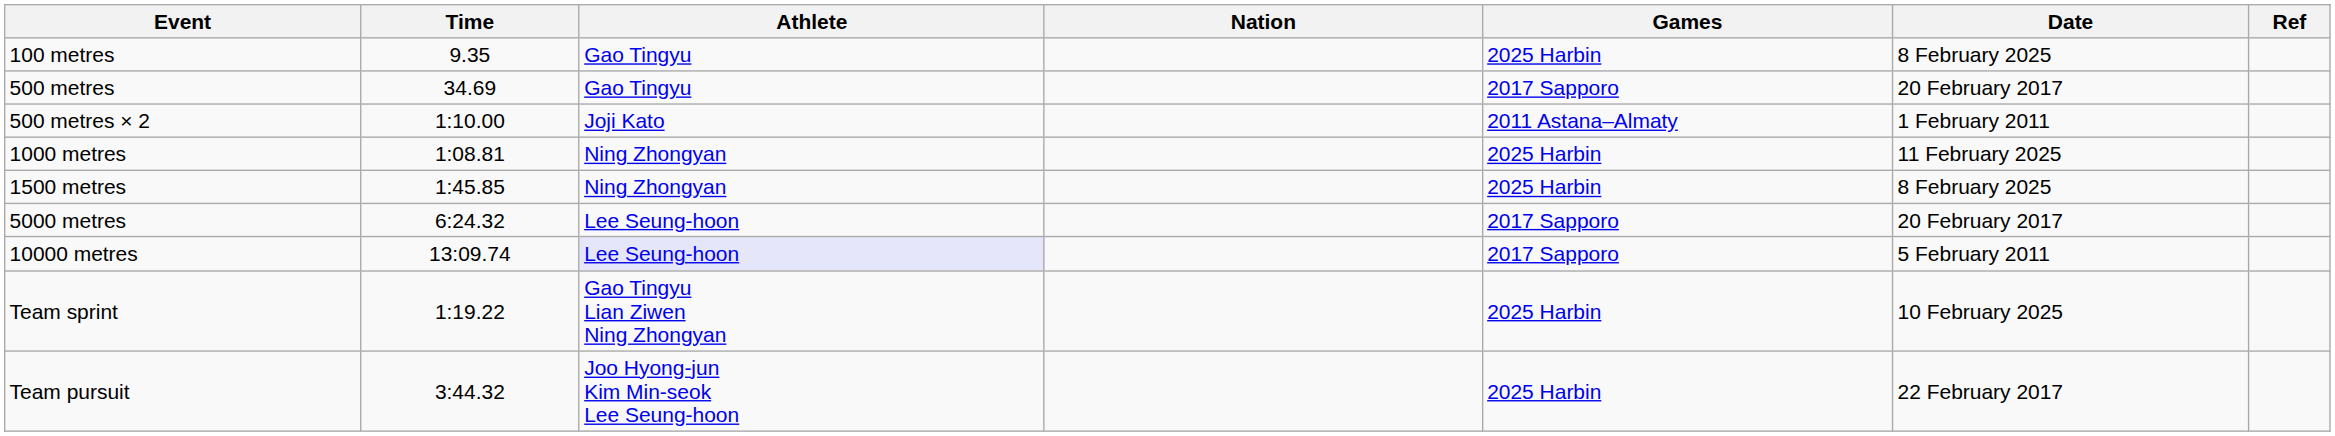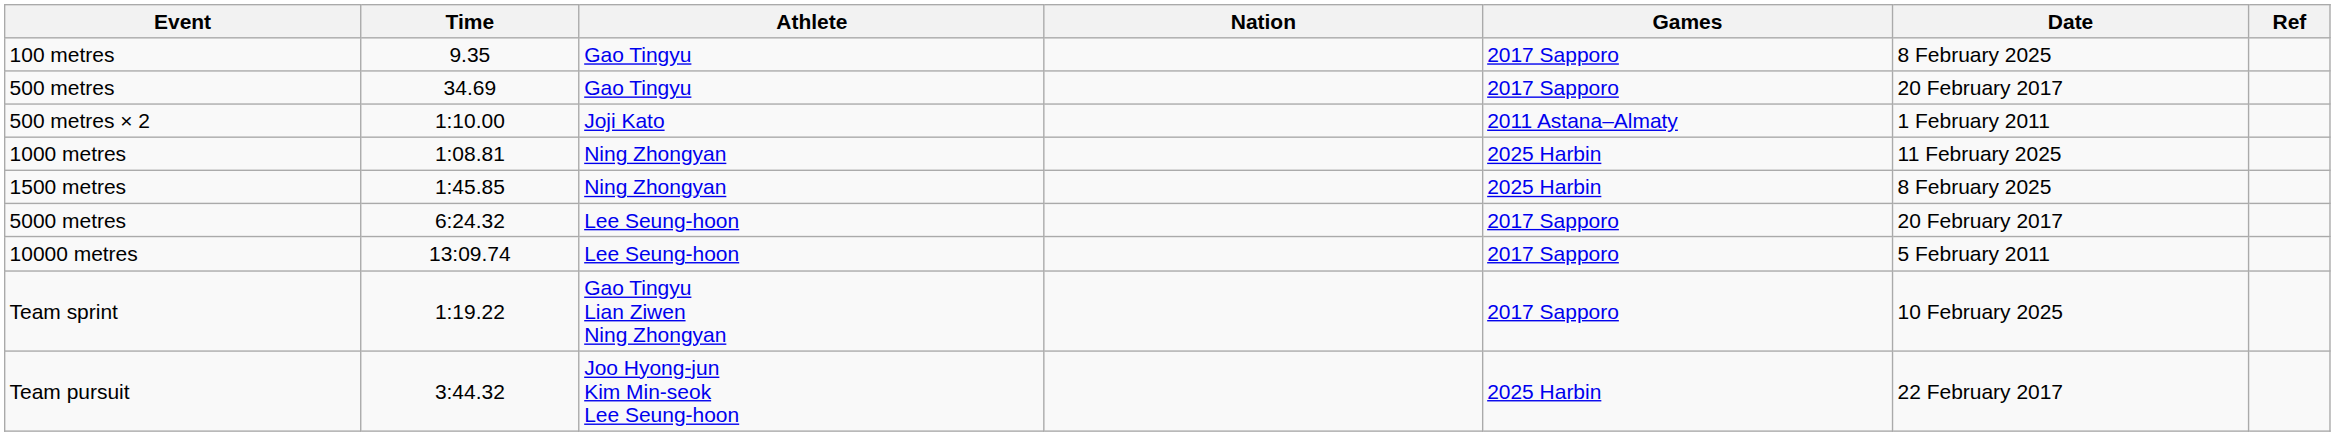(1544, 55) 2025 Harbin -> (1553, 55) 2017 Sapporo
(662, 254) lavender background -> (662, 254) no background
(1544, 311) 2025 Harbin -> (1553, 311) 2017 Sapporo
